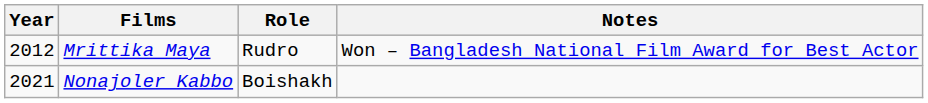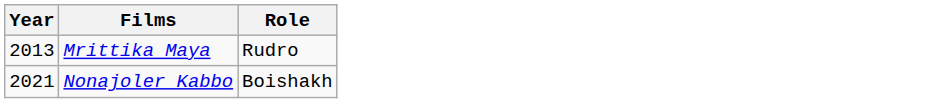- column: (630, 20)
(32, 51) 2012 -> (32, 51) 2013
